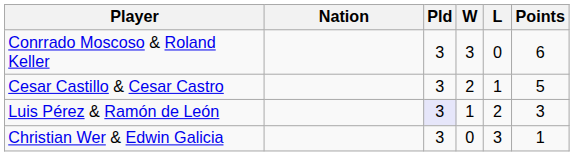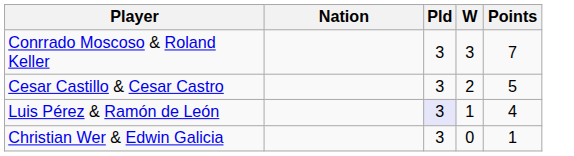- column: (497, 17)
(540, 52) 6 -> (513, 52) 7
(540, 112) 3 -> (513, 112) 4
